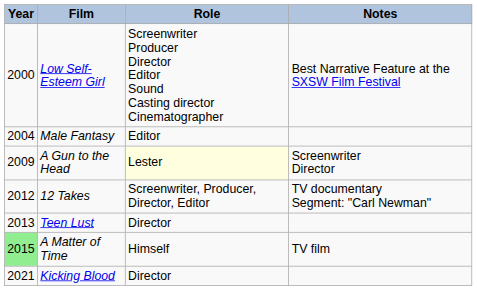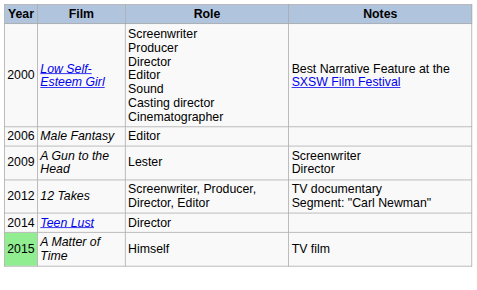(21, 136) 2004 -> (21, 136) 2006
(145, 162) lightyellow background -> (145, 162) no background
(21, 222) 2013 -> (21, 222) 2014
- row: (78, 275)
